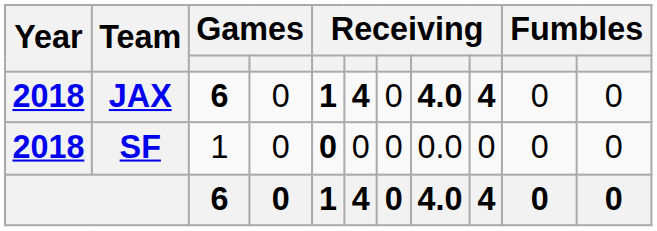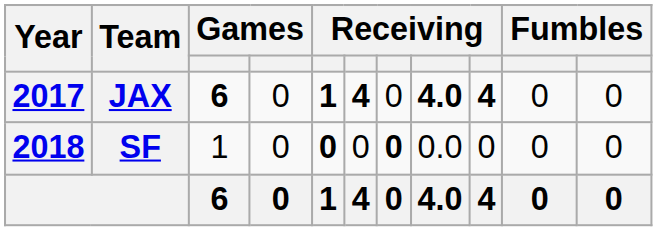(48, 96) 2018 -> (48, 96) 2017
(394, 147) normal -> (394, 147) bold
